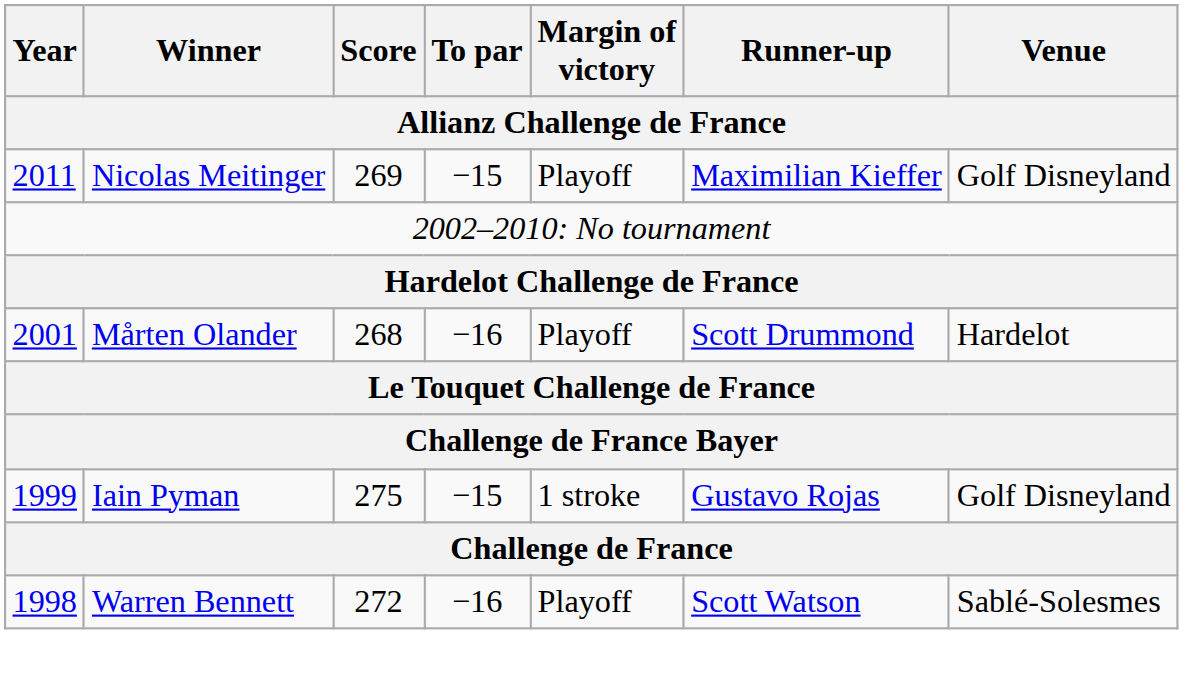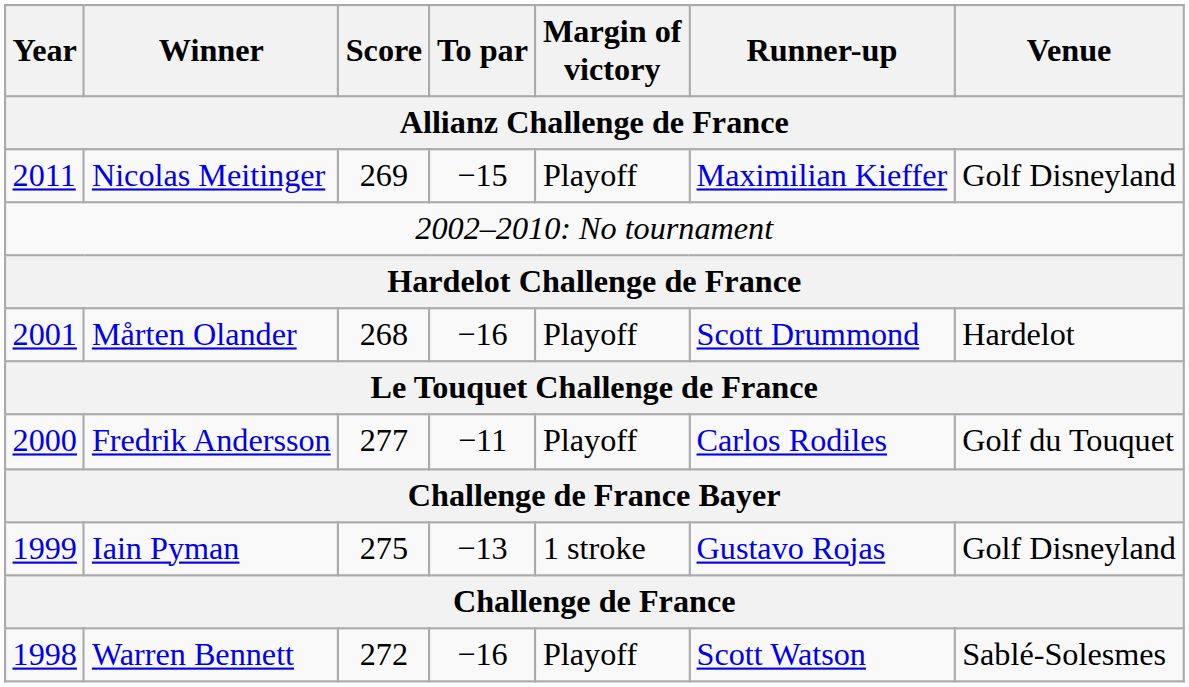+ row: (211, 441)
(477, 494) −15 -> (482, 547) −13
